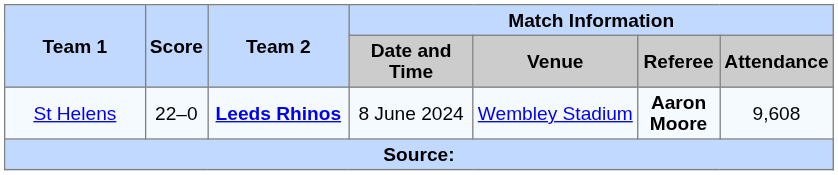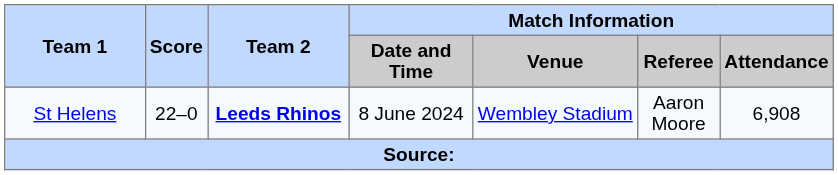(679, 113) bold -> (679, 113) normal
(776, 113) 9,608 -> (776, 113) 6,908
